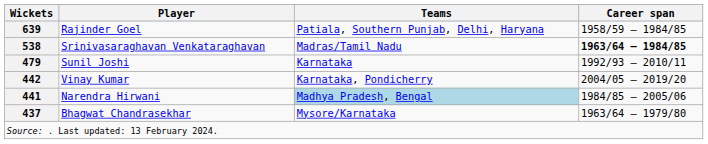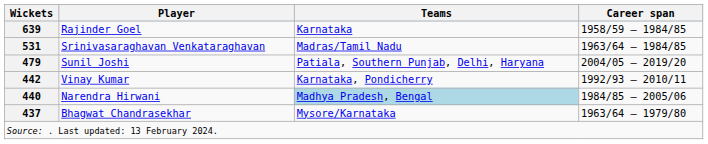(420, 30) Patiala, Southern Punjab, Delhi, Haryana -> (324, 30) Karnataka
(32, 46) 538 -> (32, 46) 531
(634, 46) bold -> (634, 46) normal
(324, 63) Karnataka -> (420, 63) Patiala, Southern Punjab, Delhi, Haryana
(634, 63) 1992/93 – 2010/11 -> (634, 63) 2004/05 – 2019/20
(634, 80) 2004/05 – 2019/20 -> (634, 80) 1992/93 – 2010/11
(32, 96) 441 -> (32, 96) 440
